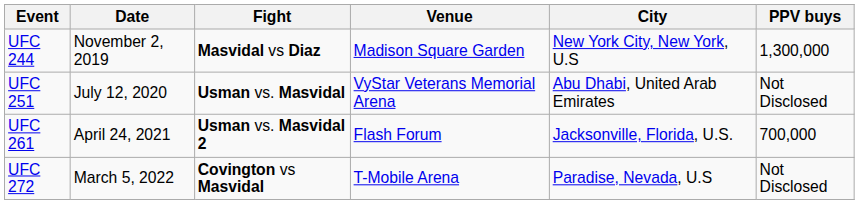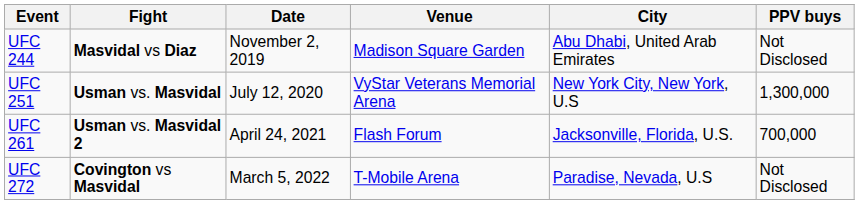columns swapped: (272, 16) <-> (132, 16)
(641, 50) New York City, New York, U.S -> (635, 50) Abu Dhabi, United Arab Emirates
(794, 50) 1,300,000 -> (794, 50) Not Disclosed
(635, 93) Abu Dhabi, United Arab Emirates -> (641, 93) New York City, New York, U.S
(794, 93) Not Disclosed -> (794, 93) 1,300,000
